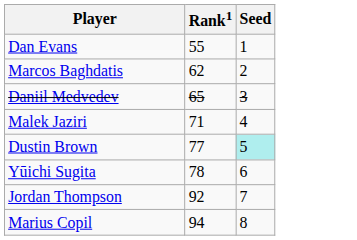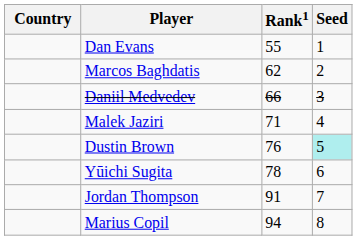+ column: (43, 19)
(197, 96) 65 -> (273, 96) 66
(197, 146) 77 -> (273, 146) 76
(197, 197) 92 -> (273, 197) 91
